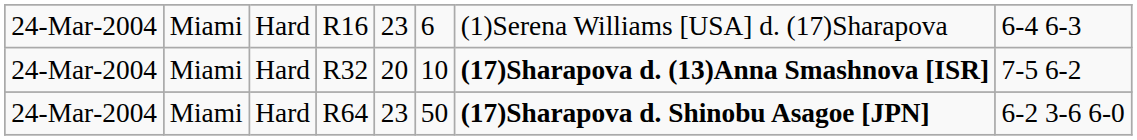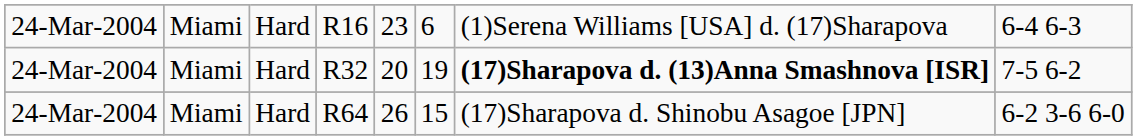(434, 69) 10 -> (434, 69) 19
(394, 112) 23 -> (394, 112) 26
(434, 112) 50 -> (434, 112) 15
(695, 112) bold -> (683, 112) normal
